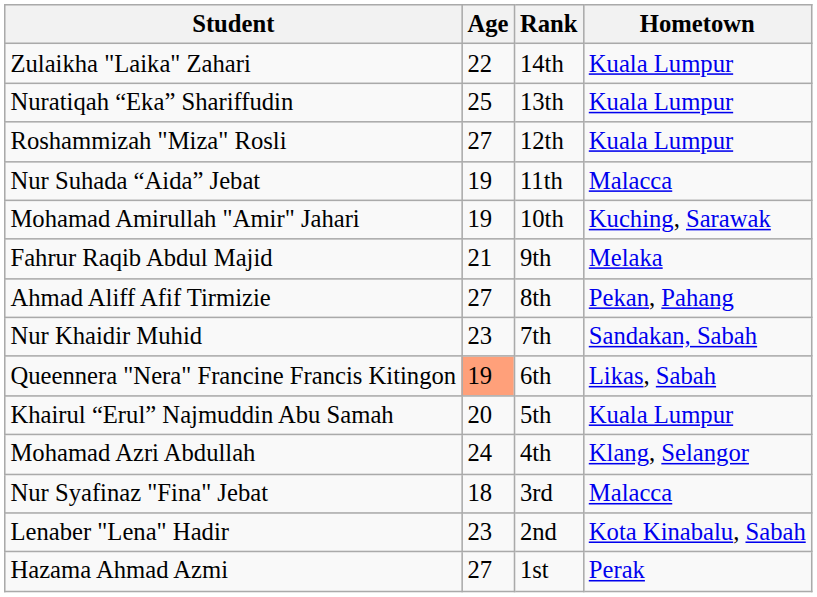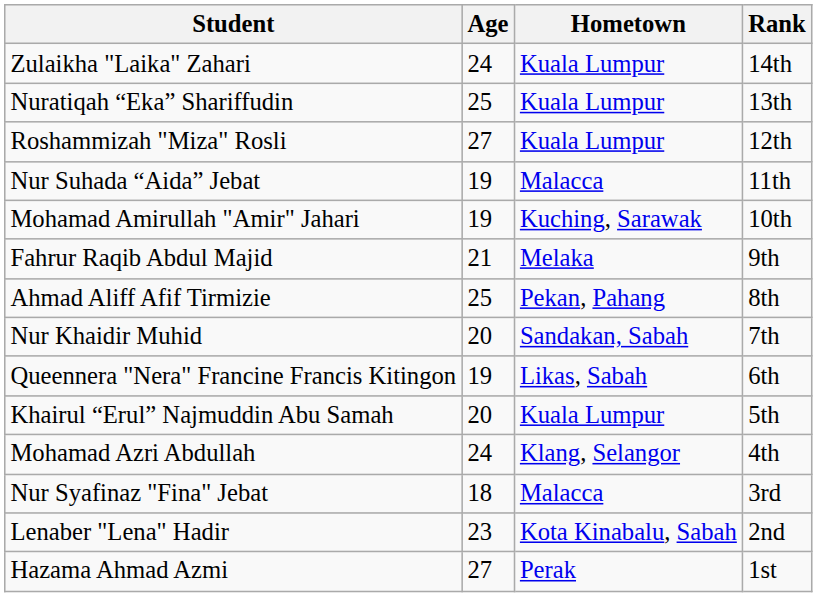columns swapped: (697, 24) <-> (549, 24)
(480, 63) 22 -> (480, 63) 24
(480, 297) 27 -> (480, 297) 25
(480, 336) 23 -> (480, 336) 20
(480, 375) lightsalmon background -> (480, 375) no background
